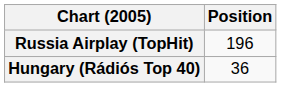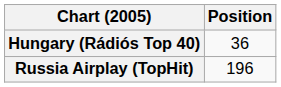rows swapped: (104, 69) <-> (104, 43)
